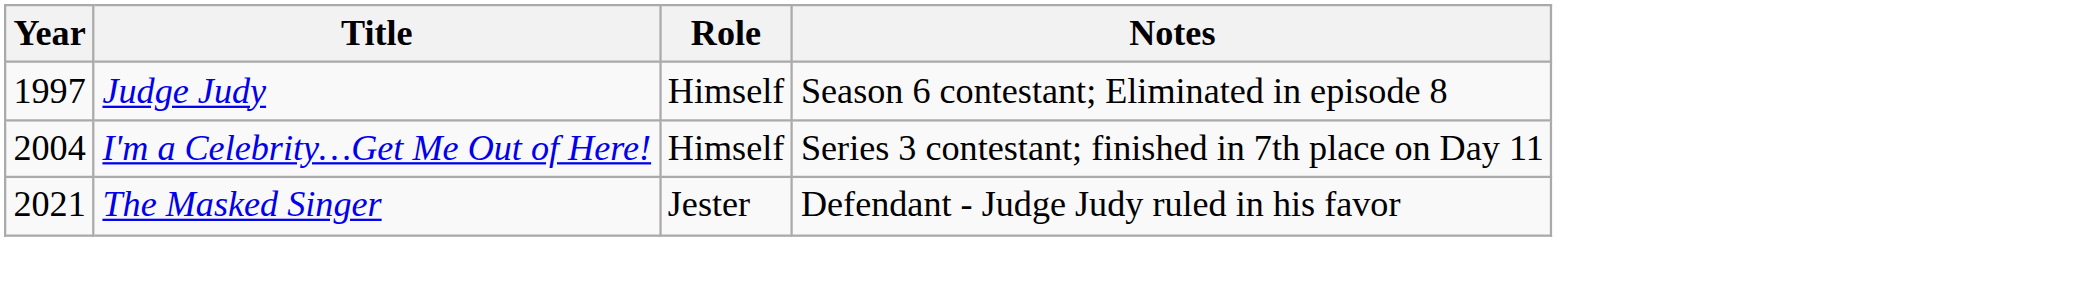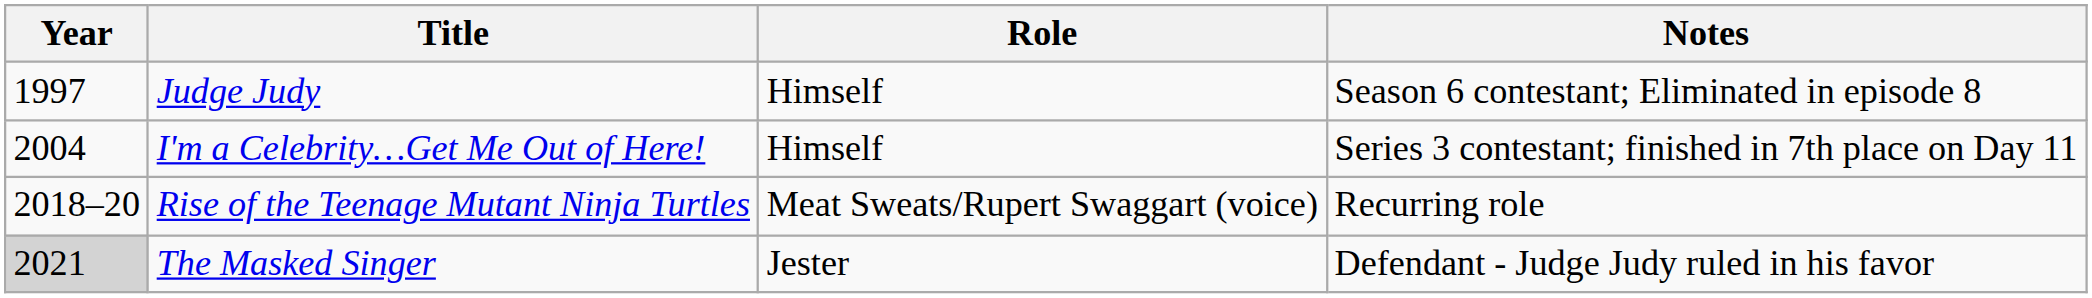+ row: (453, 205)
(50, 205) no background -> (50, 262) lightgrey background
